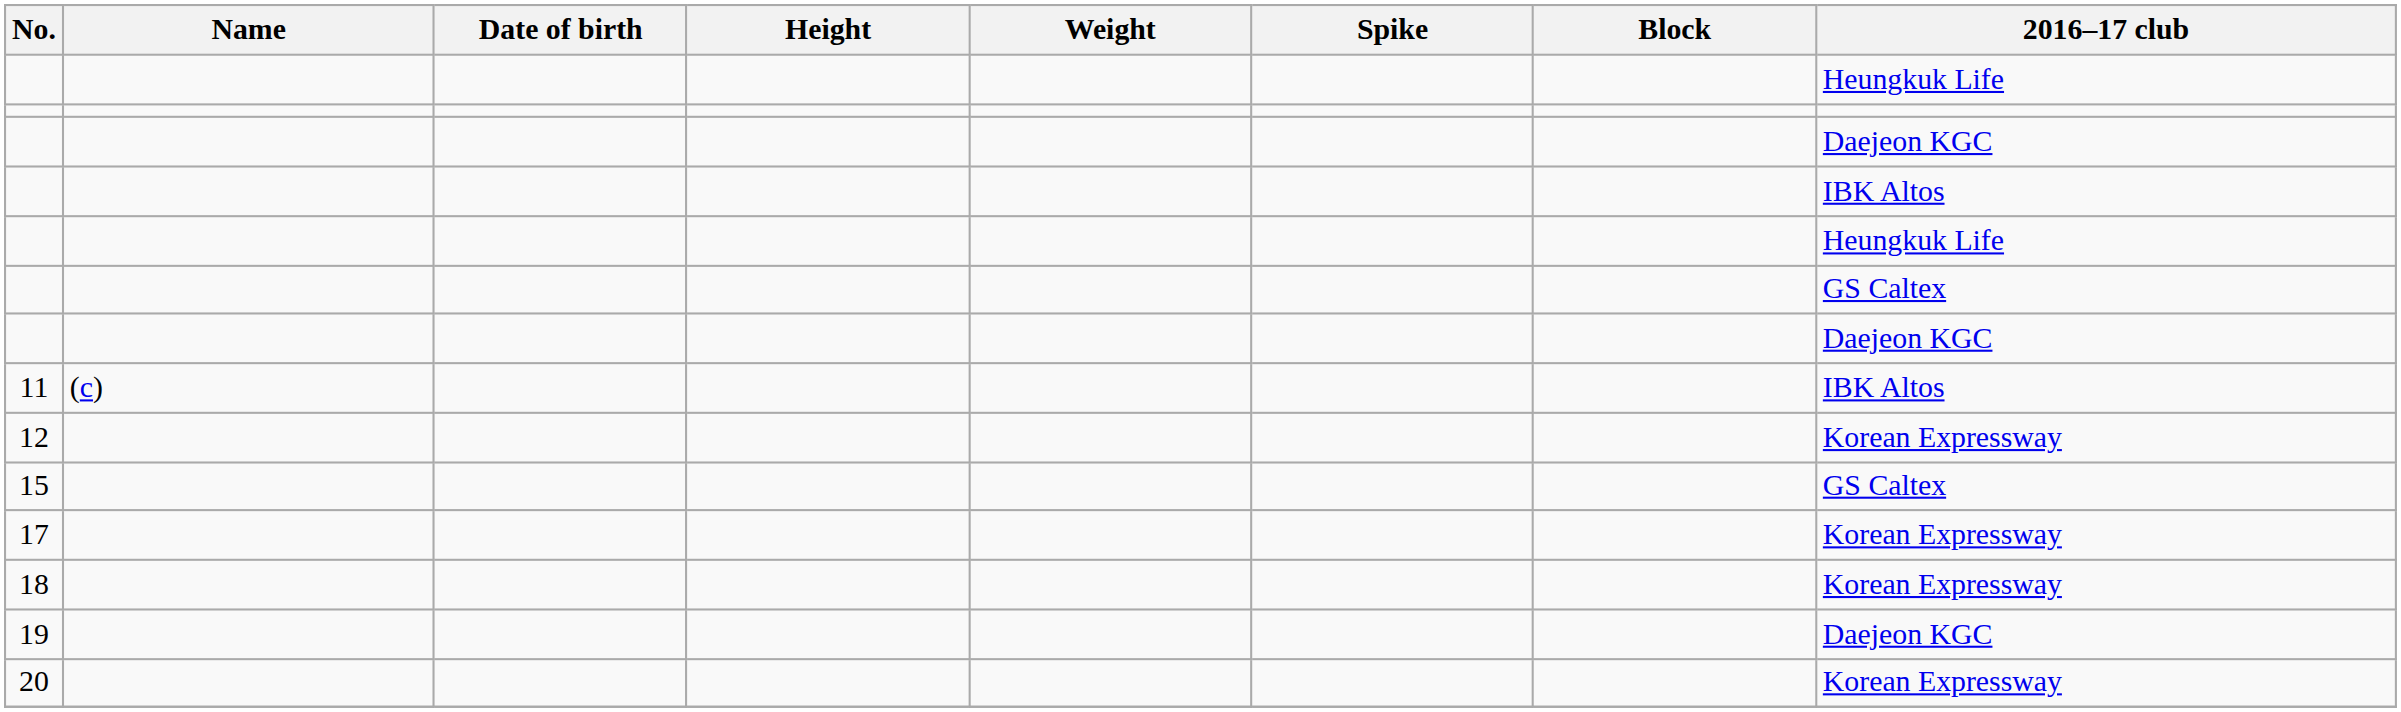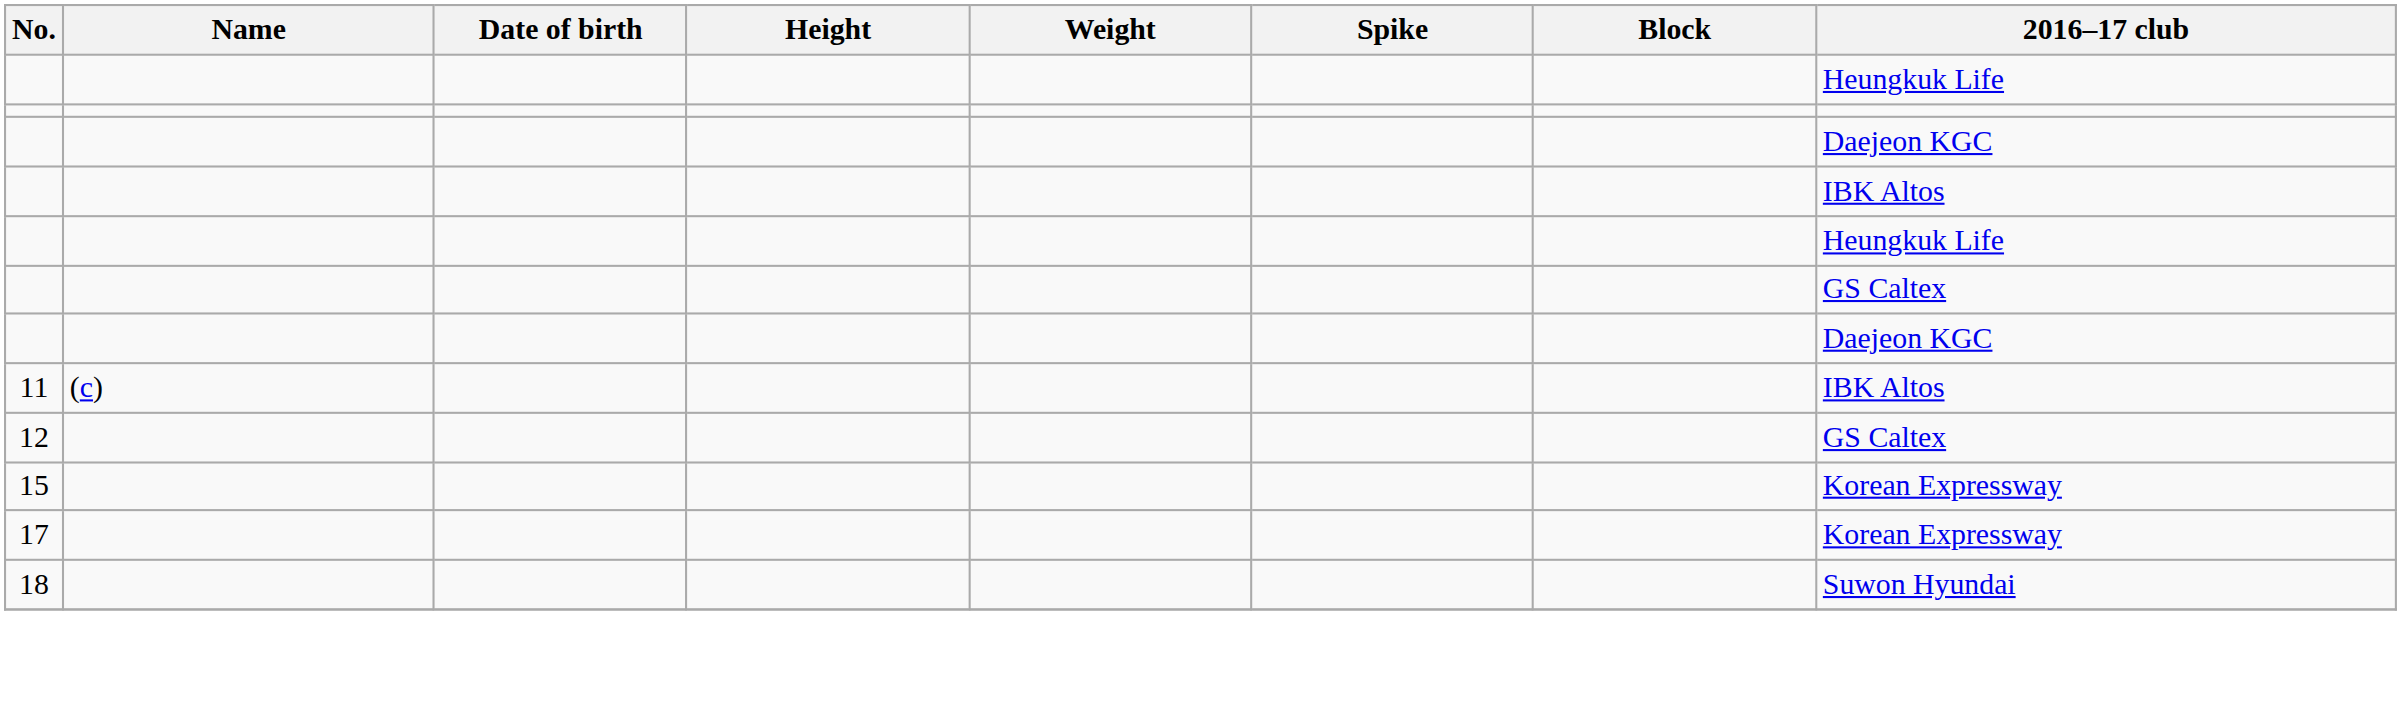(1942, 436) Korean Expressway -> (1884, 436) GS Caltex
(1884, 485) GS Caltex -> (1942, 485) Korean Expressway
(1942, 584) Korean Expressway -> (1919, 584) Suwon Hyundai
- row: (34, 633)
- row: (34, 682)
